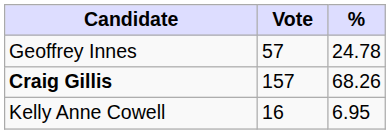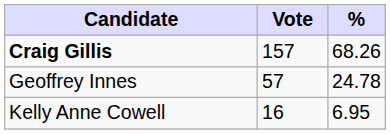rows swapped: (61, 81) <-> (73, 50)
